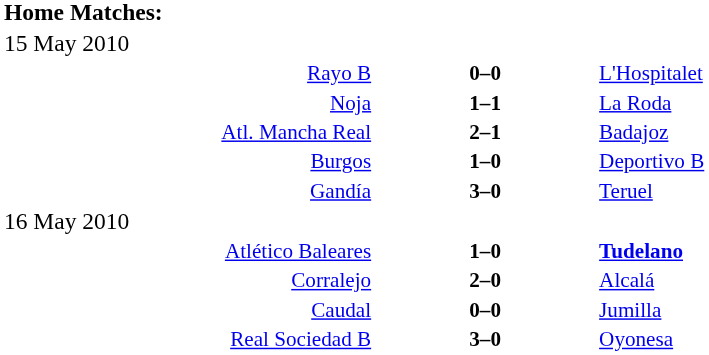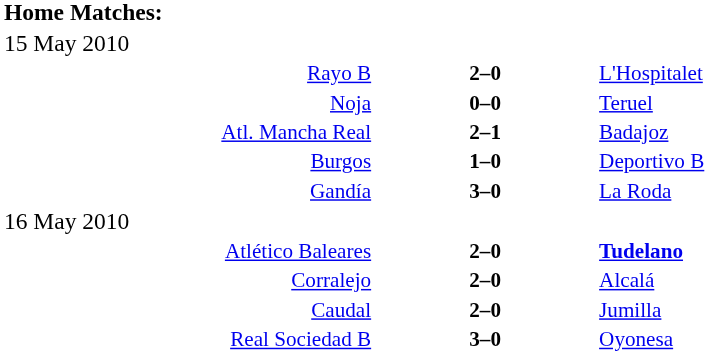(485, 73) 0–0 -> (485, 73) 2–0
(485, 102) 1–1 -> (485, 102) 0–0
(635, 102) La Roda -> (626, 102) Teruel
(626, 190) Teruel -> (635, 190) La Roda
(485, 251) 1–0 -> (485, 251) 2–0
(485, 310) 0–0 -> (485, 310) 2–0
